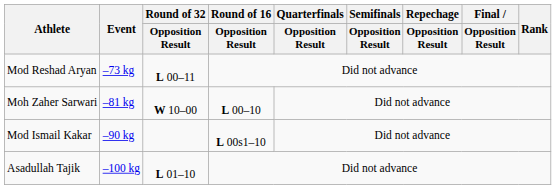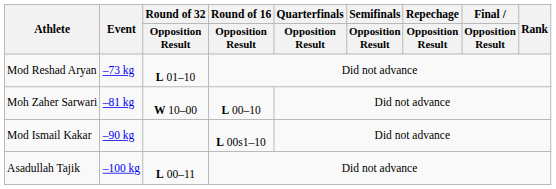(176, 77) L 00–11 -> (176, 77) L 01–10
(176, 175) L 01–10 -> (176, 175) L 00–11
